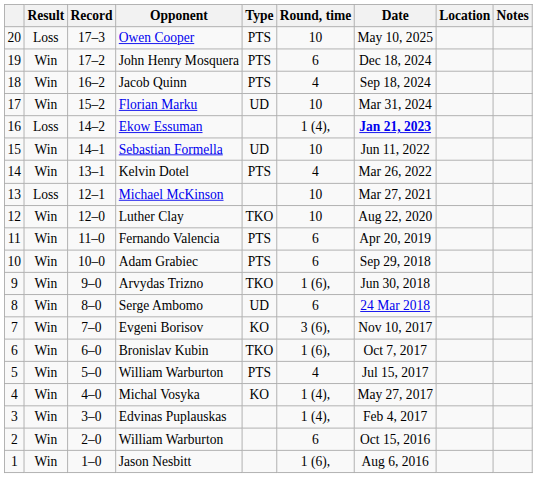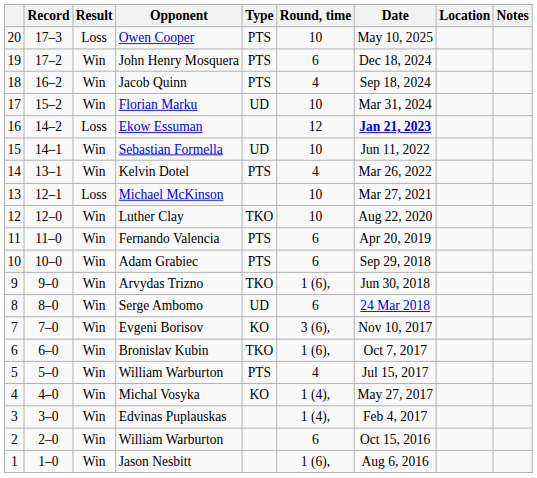columns swapped: (46, 15) <-> (91, 15)
(315, 127) 1 (4), -> (315, 127) 12
